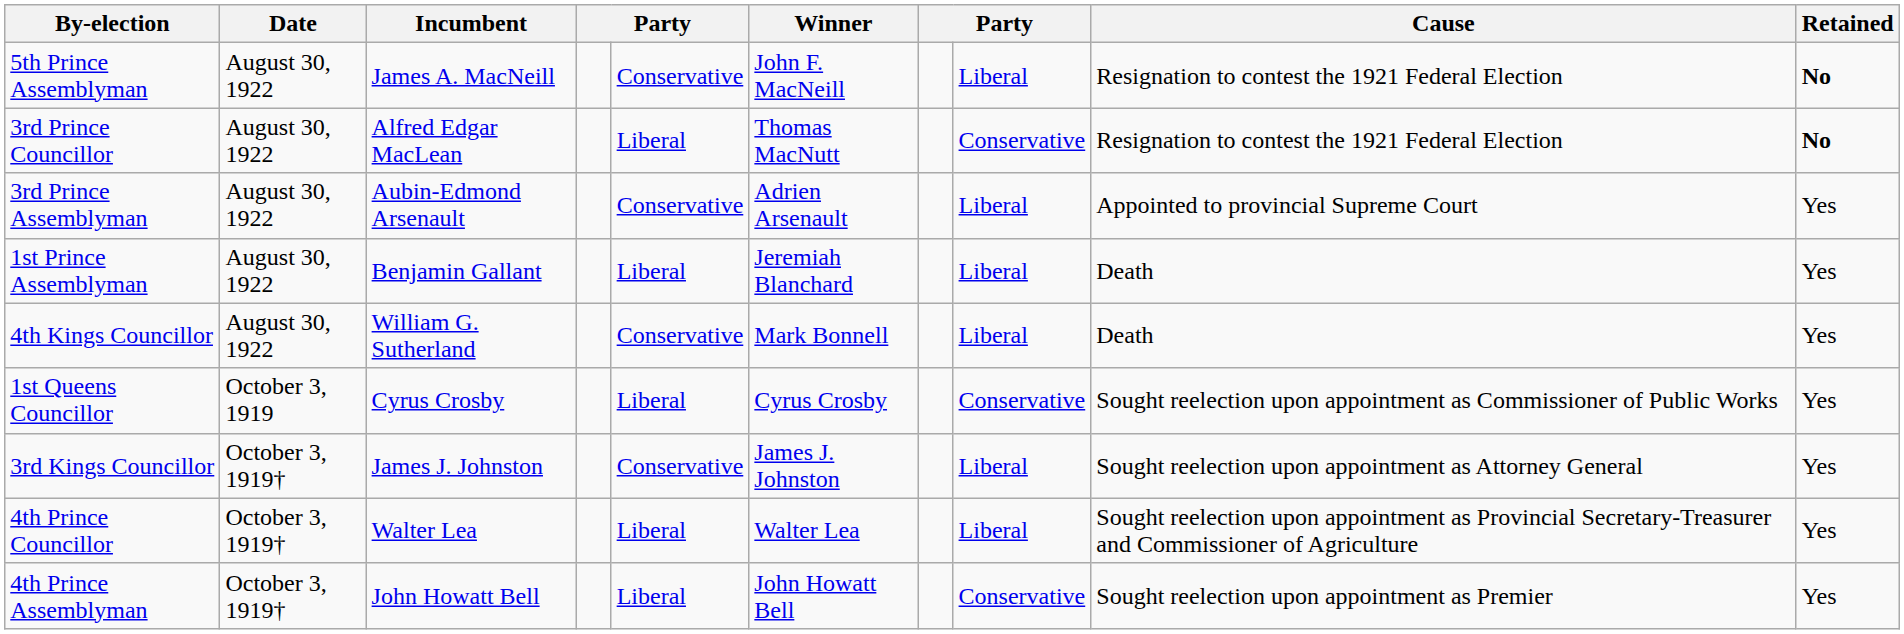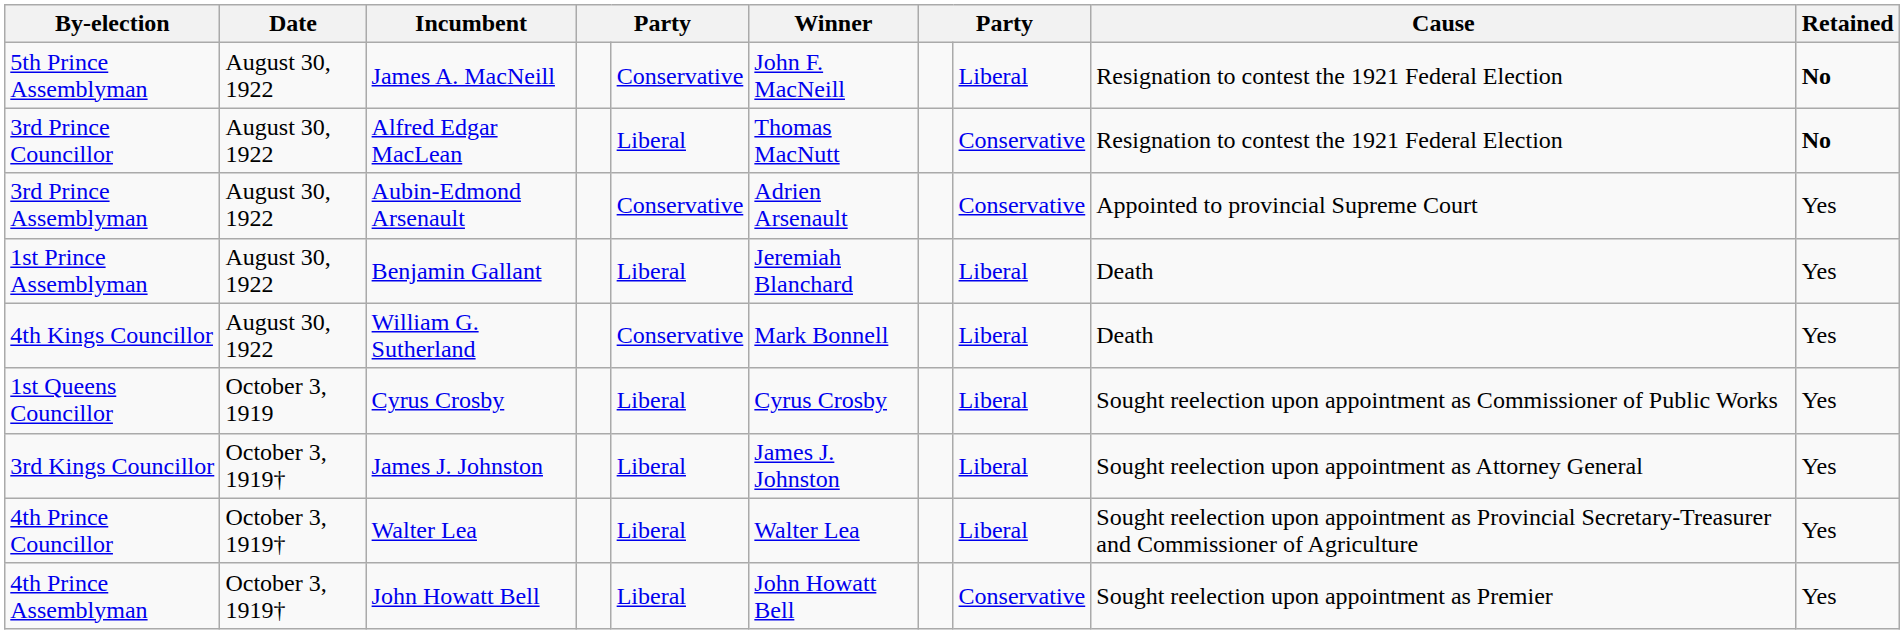(993, 205) Liberal -> (1022, 205) Conservative
(1022, 400) Conservative -> (993, 400) Liberal
(680, 465) Conservative -> (651, 465) Liberal
